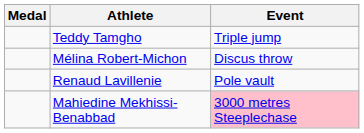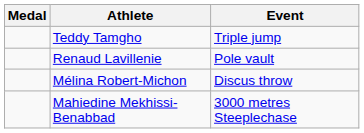rows swapped: (120, 59) <-> (107, 81)
(255, 110) pink background -> (255, 110) no background
